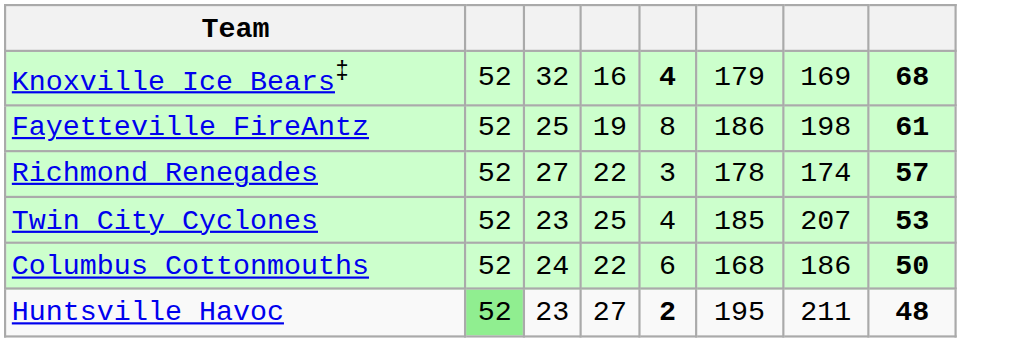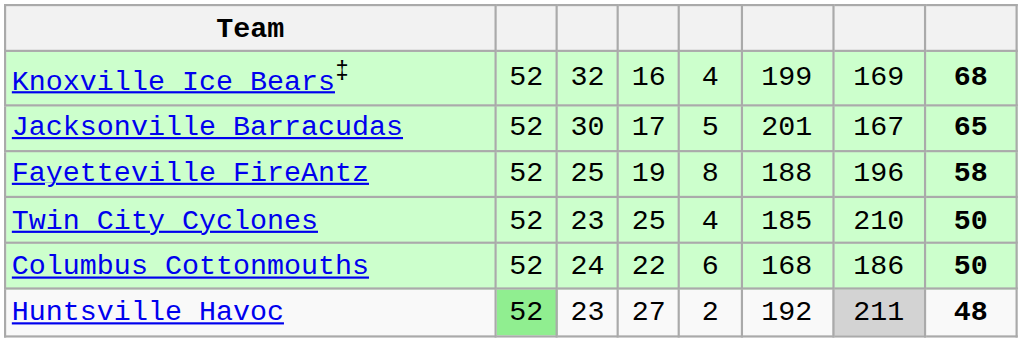(667, 78) bold -> (710, 78) normal
(739, 78) 179 -> (787, 78) 199
+ row: (207, 128)
(739, 128) 186 -> (787, 174) 188
(826, 128) 198 -> (879, 174) 196
(912, 128) 61 -> (971, 174) 58
- row: (165, 174)
(826, 220) 207 -> (879, 220) 210
(912, 220) 53 -> (971, 220) 50
(667, 313) bold -> (710, 313) normal
(739, 313) 195 -> (787, 313) 192
(826, 313) no background -> (879, 313) lightgrey background
